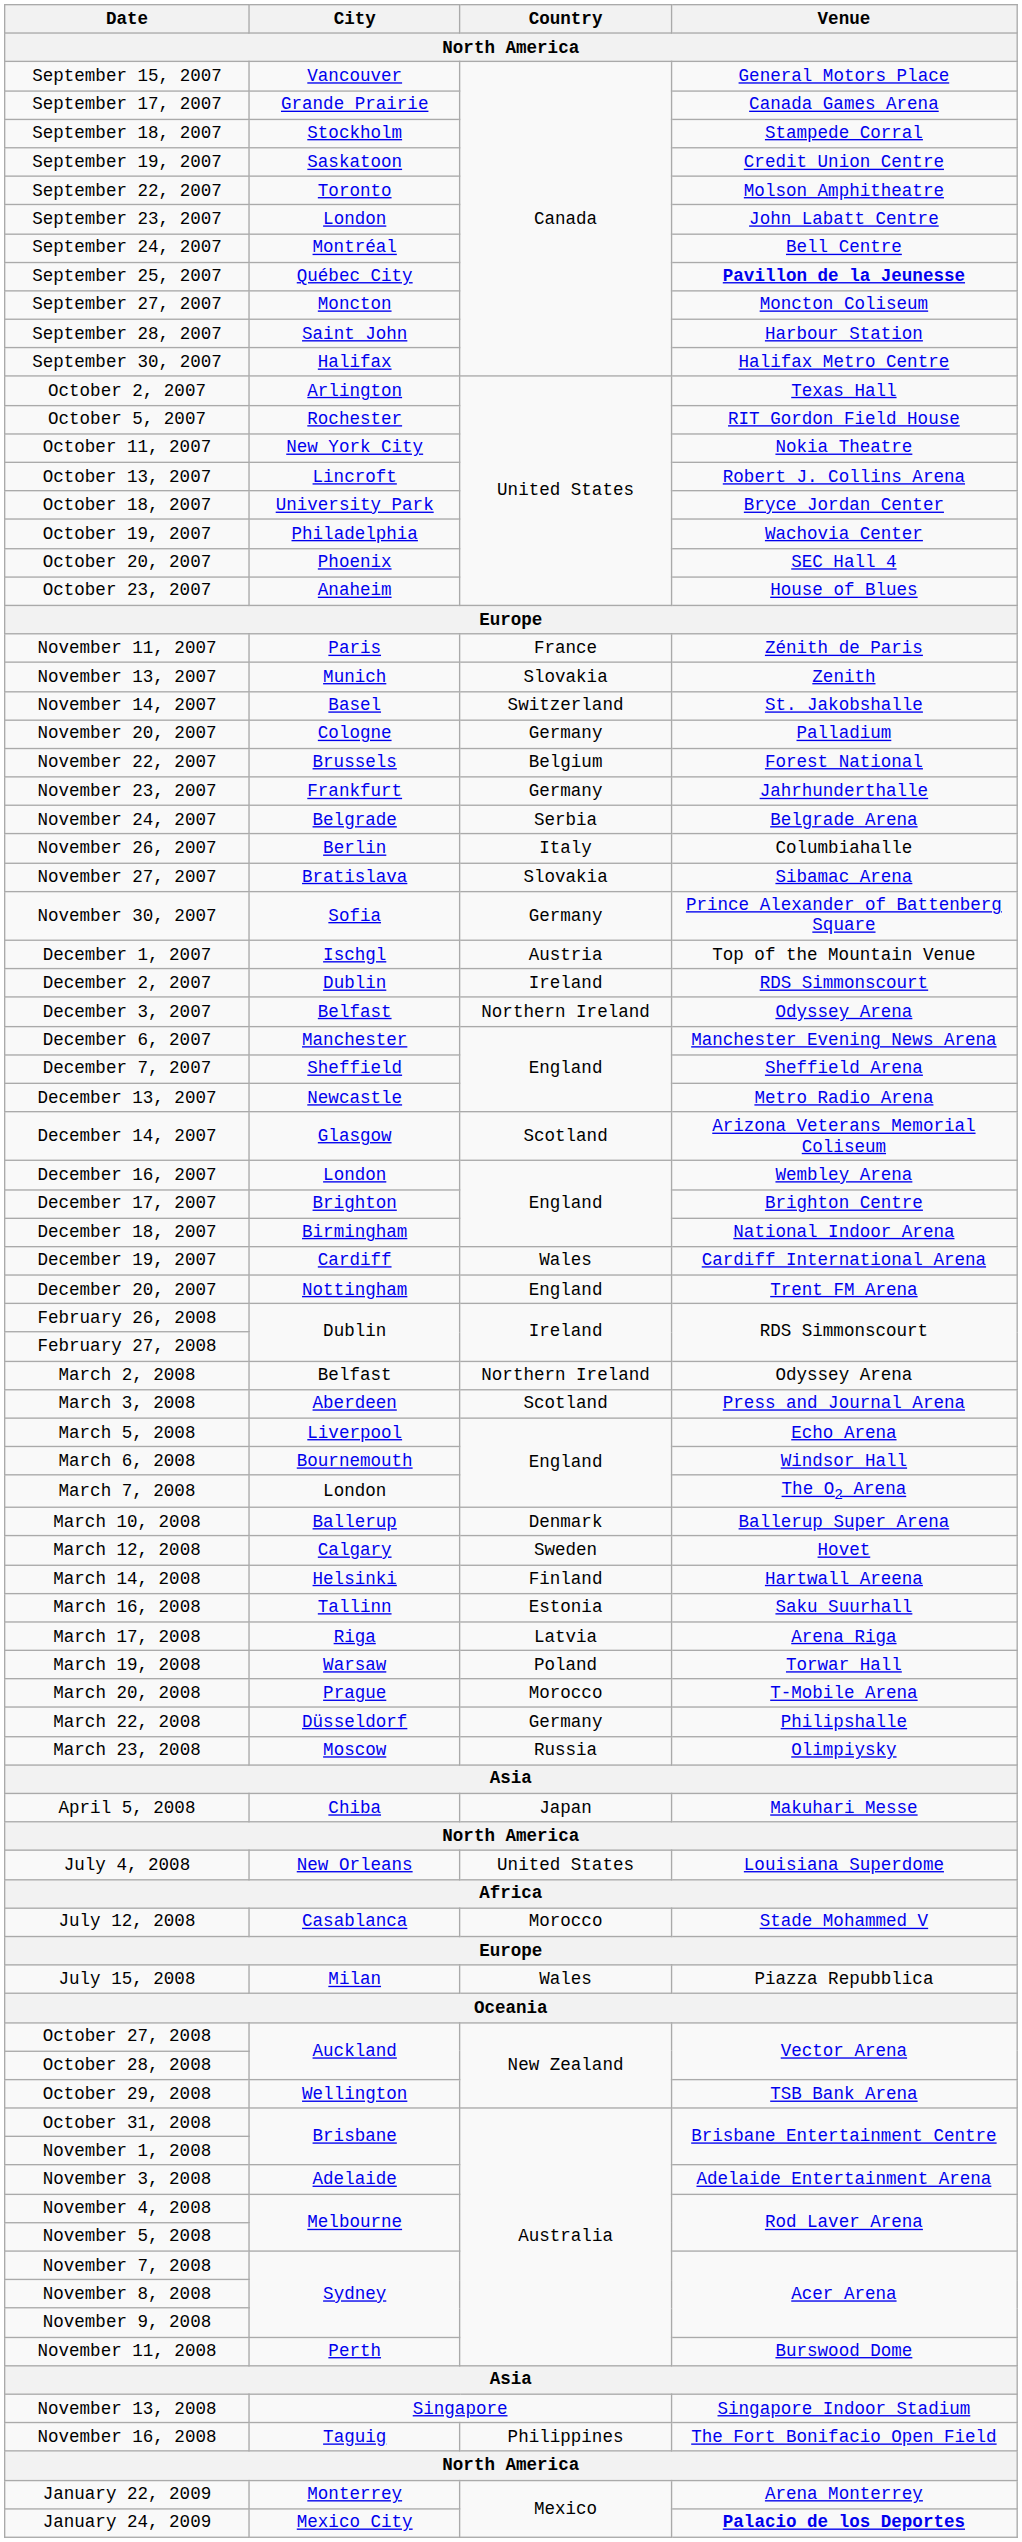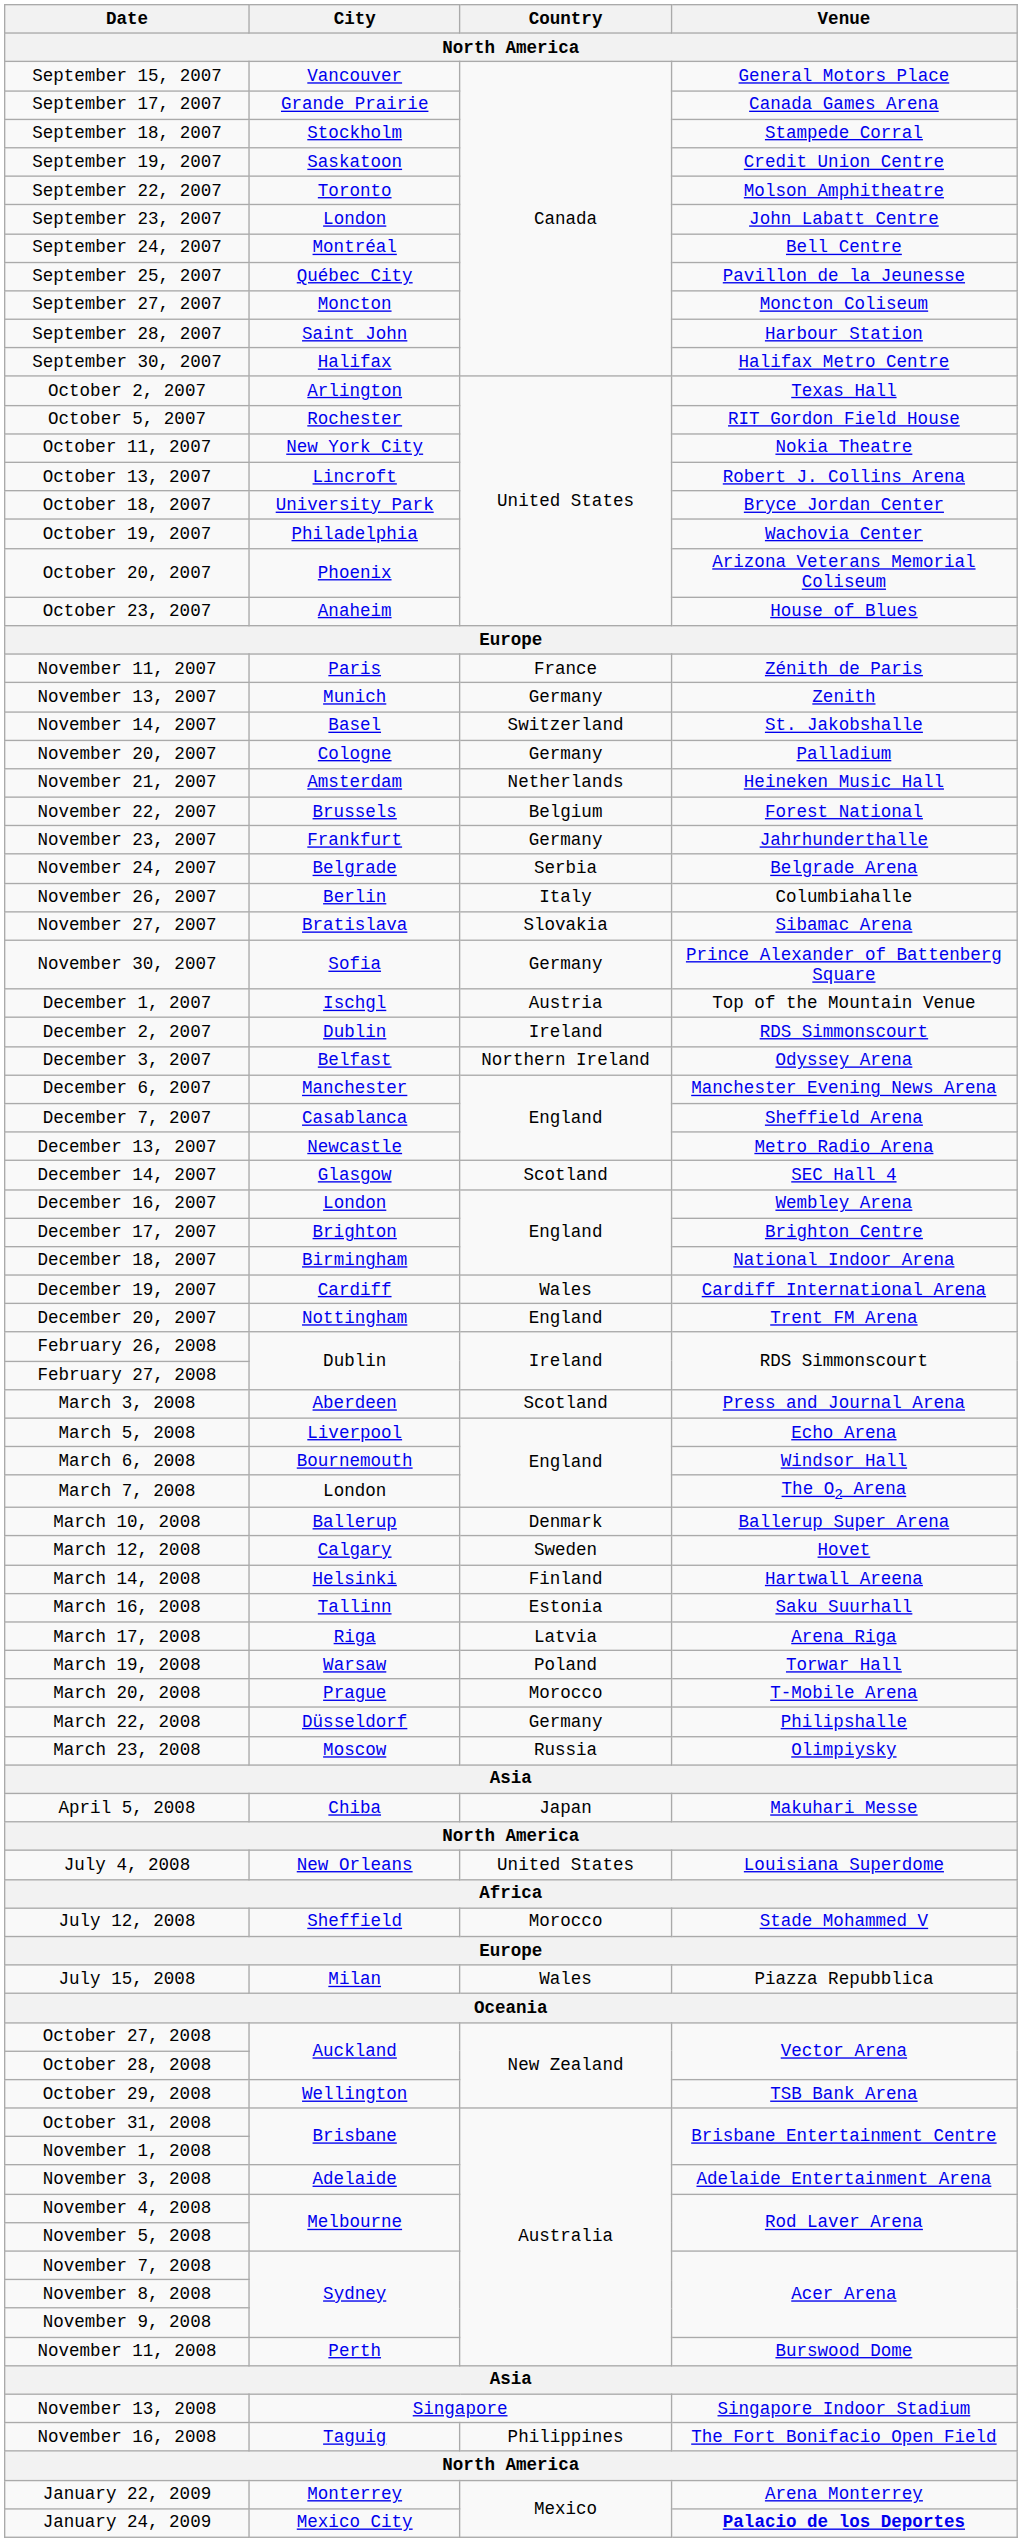(844, 276) bold -> (844, 276) normal
(844, 562) SEC Hall 4 -> (844, 573) Arizona Veterans Memorial Coliseum
(566, 677) Slovakia -> (566, 697) Germany
+ row: (127, 783)
(355, 1069) Sheffield -> (355, 1118) Casablanca
(844, 1136) Arizona Veterans Memorial Coliseum -> (844, 1175) SEC Hall 4
- row: (127, 1375)
(355, 1922) Casablanca -> (355, 1922) Sheffield
